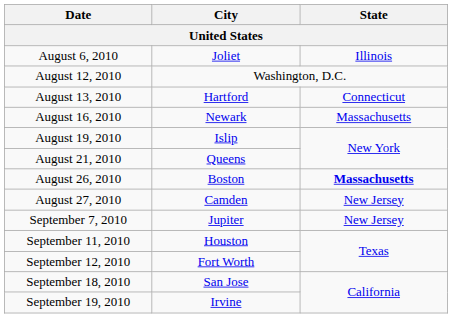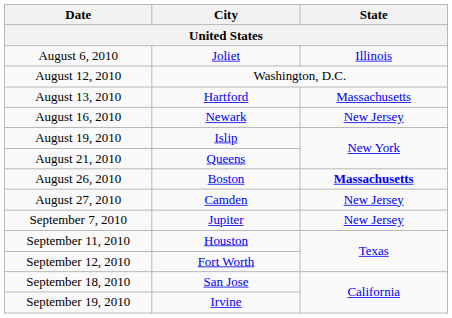(374, 96) Connecticut -> (374, 96) Massachusetts
(374, 117) Massachusetts -> (374, 117) New Jersey
